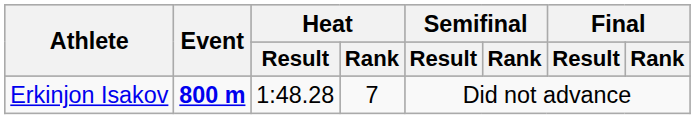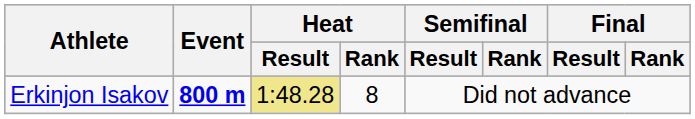(295, 95) no background -> (295, 95) khaki background
(372, 95) 7 -> (372, 95) 8
